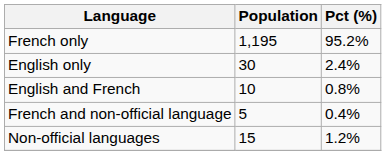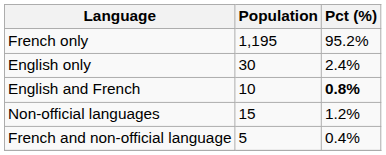(342, 89) normal -> (342, 89) bold
rows swapped: (84, 138) <-> (120, 114)
